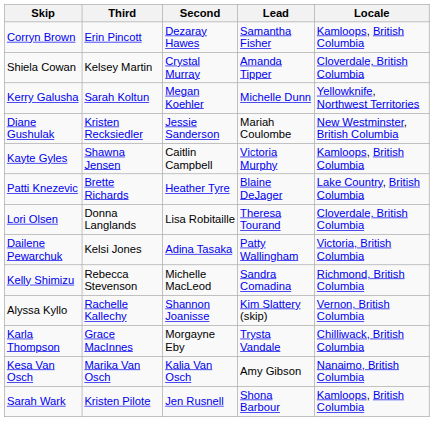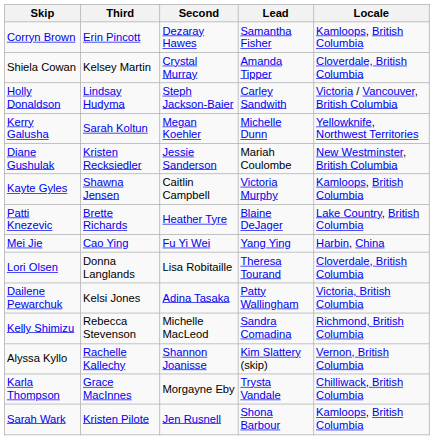+ row: (34, 98)
+ row: (25, 243)
- row: (31, 371)
